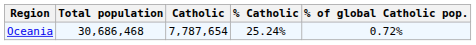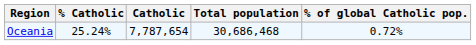columns swapped: (111, 13) <-> (266, 13)
